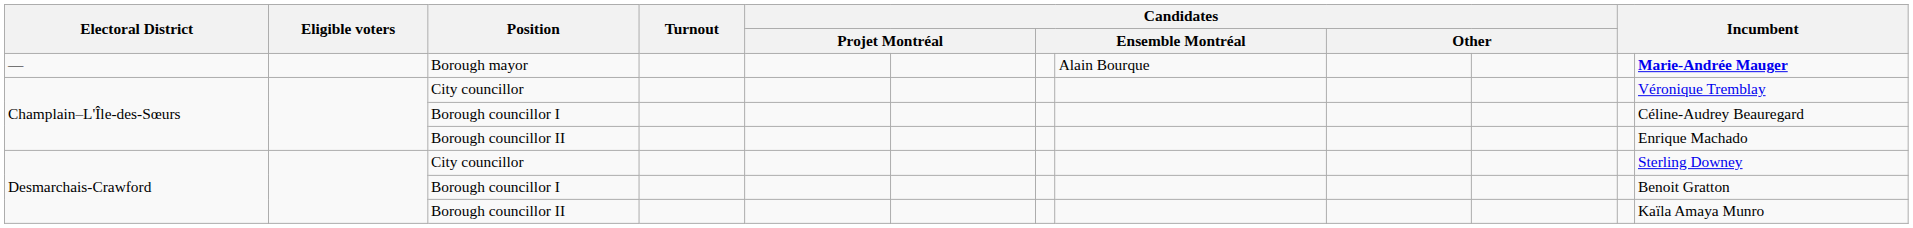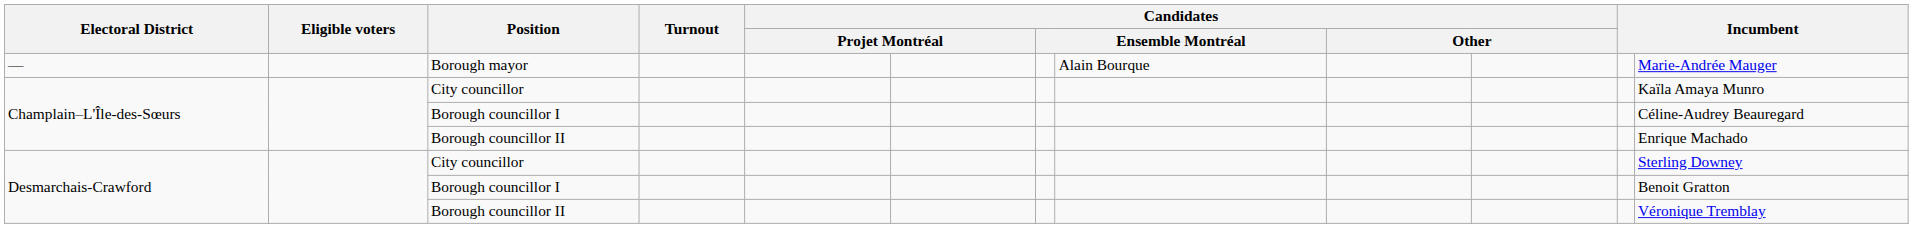(1713, 65) bold -> (1707, 65) normal
(1702, 89) Véronique Tremblay -> (1701, 89) Kaïla Amaya Munro
(1701, 211) Kaïla Amaya Munro -> (1702, 211) Véronique Tremblay
